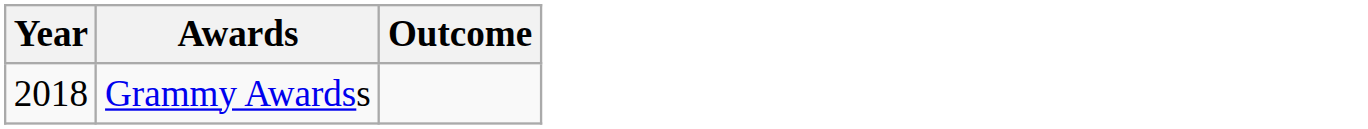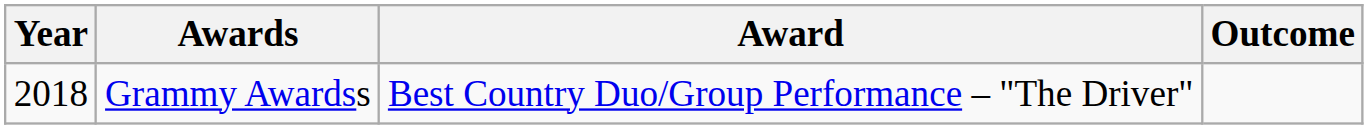+ column: (791, 33)
